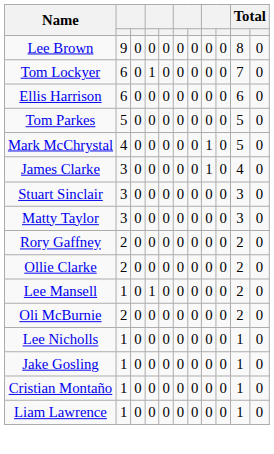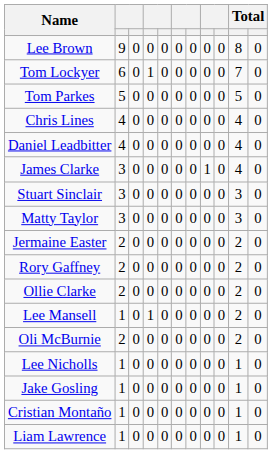- row: (60, 96)
- row: (60, 145)
+ row: (60, 120)
+ row: (60, 145)
+ row: (60, 242)
